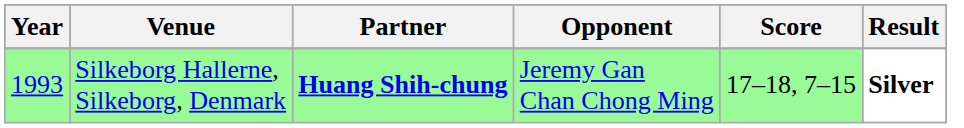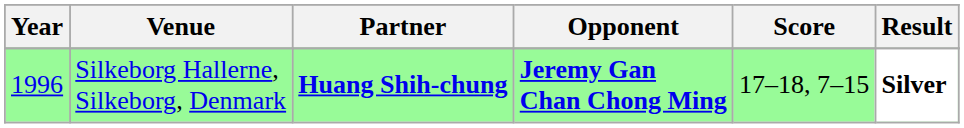(37, 84) 1993 -> (37, 84) 1996
(617, 84) normal -> (623, 84) bold
